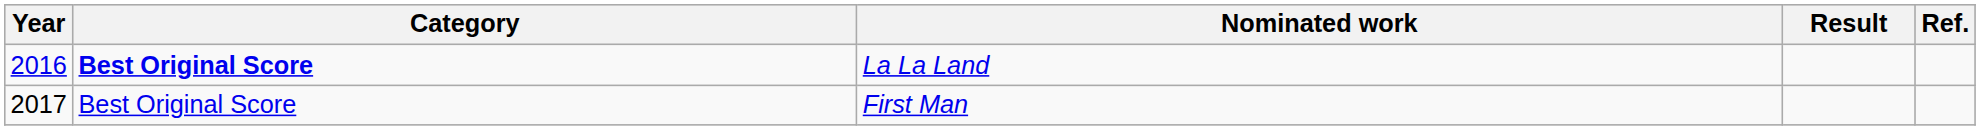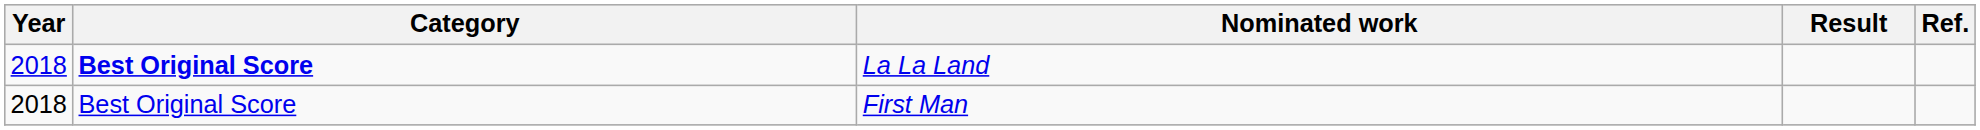(39, 64) 2016 -> (39, 64) 2018
(39, 104) 2017 -> (39, 104) 2018
